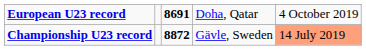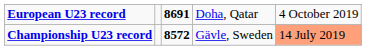(177, 34) 8872 -> (177, 34) 8572
